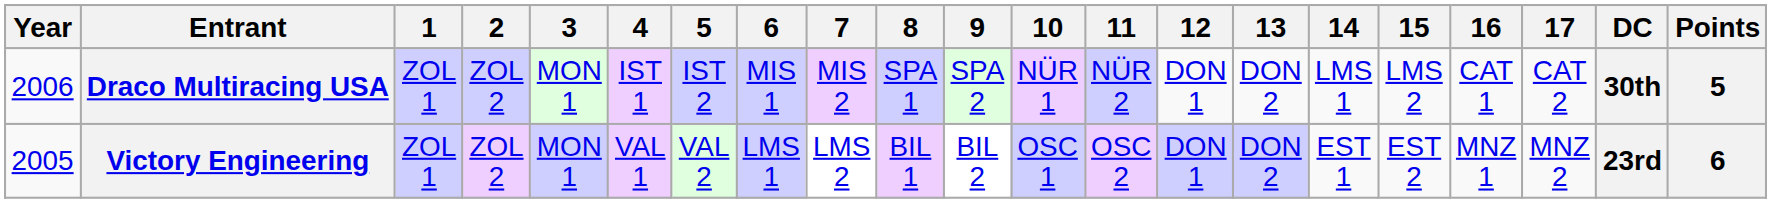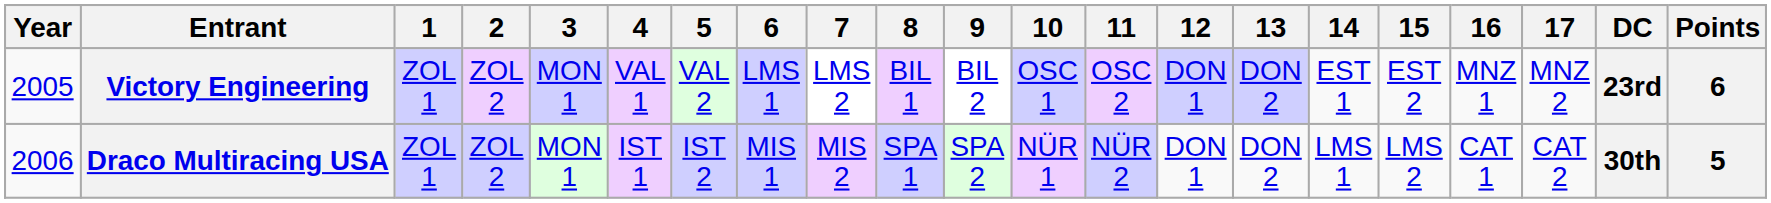rows swapped: (238, 161) <-> (238, 86)
